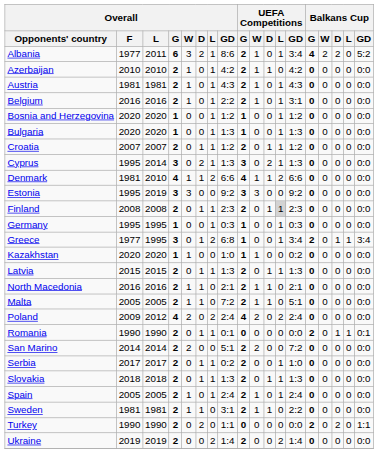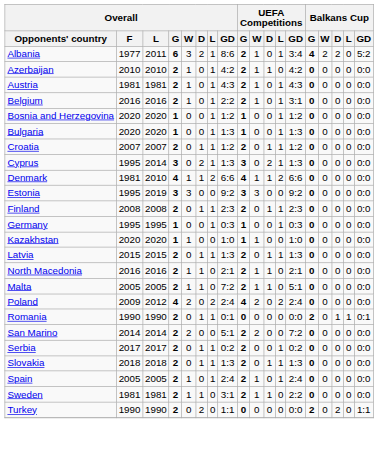(281, 209) lightgrey background -> (281, 209) no background
- row: (23, 240)
(296, 255) 0:2 -> (296, 240) 1:0
(296, 364) 1:0 -> (296, 348) 0:2
- row: (24, 441)
